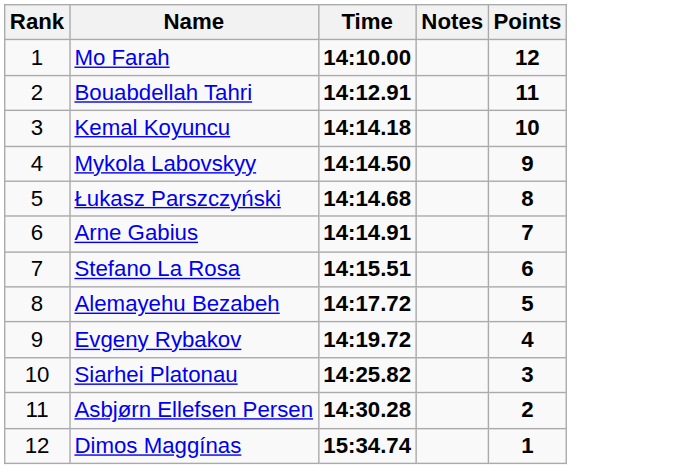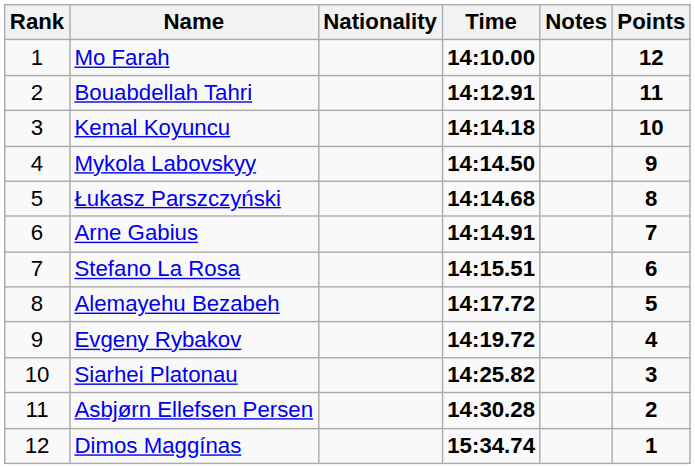+ column: (380, 22)
